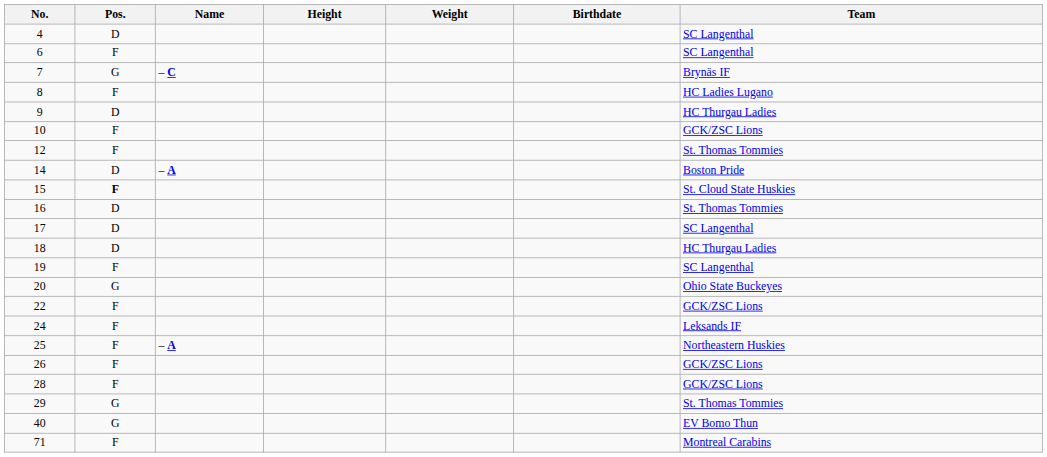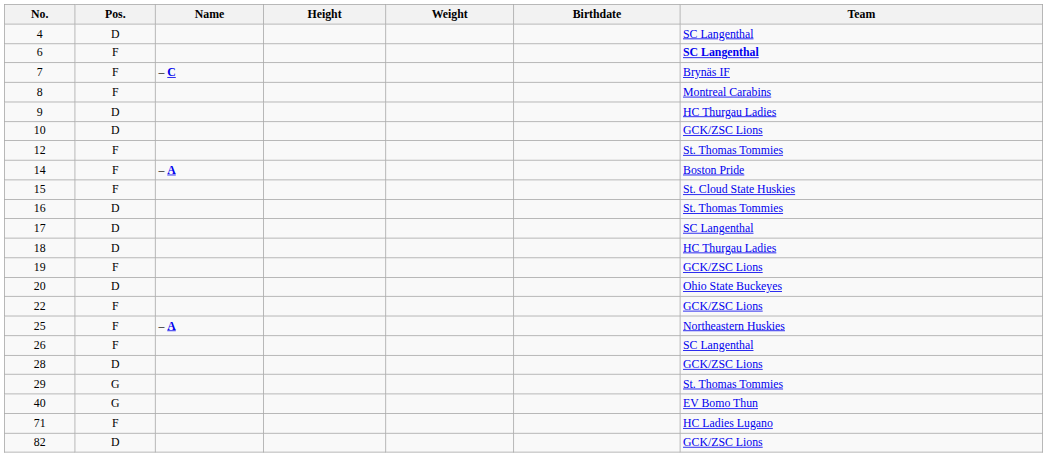(718, 53) normal -> (721, 53) bold
(115, 73) G -> (115, 73) F
(728, 92) HC Ladies Lugano -> (727, 92) Montreal Carabins
(115, 131) F -> (115, 131) D
(115, 170) D -> (115, 170) F
(115, 189) bold -> (115, 189) normal
(718, 267) SC Langenthal -> (723, 267) GCK/ZSC Lions
(115, 287) G -> (115, 287) D
- row: (40, 326)
(723, 365) GCK/ZSC Lions -> (718, 345) SC Langenthal
(115, 384) F -> (115, 365) D
(727, 443) Montreal Carabins -> (728, 423) HC Ladies Lugano
+ row: (40, 443)
